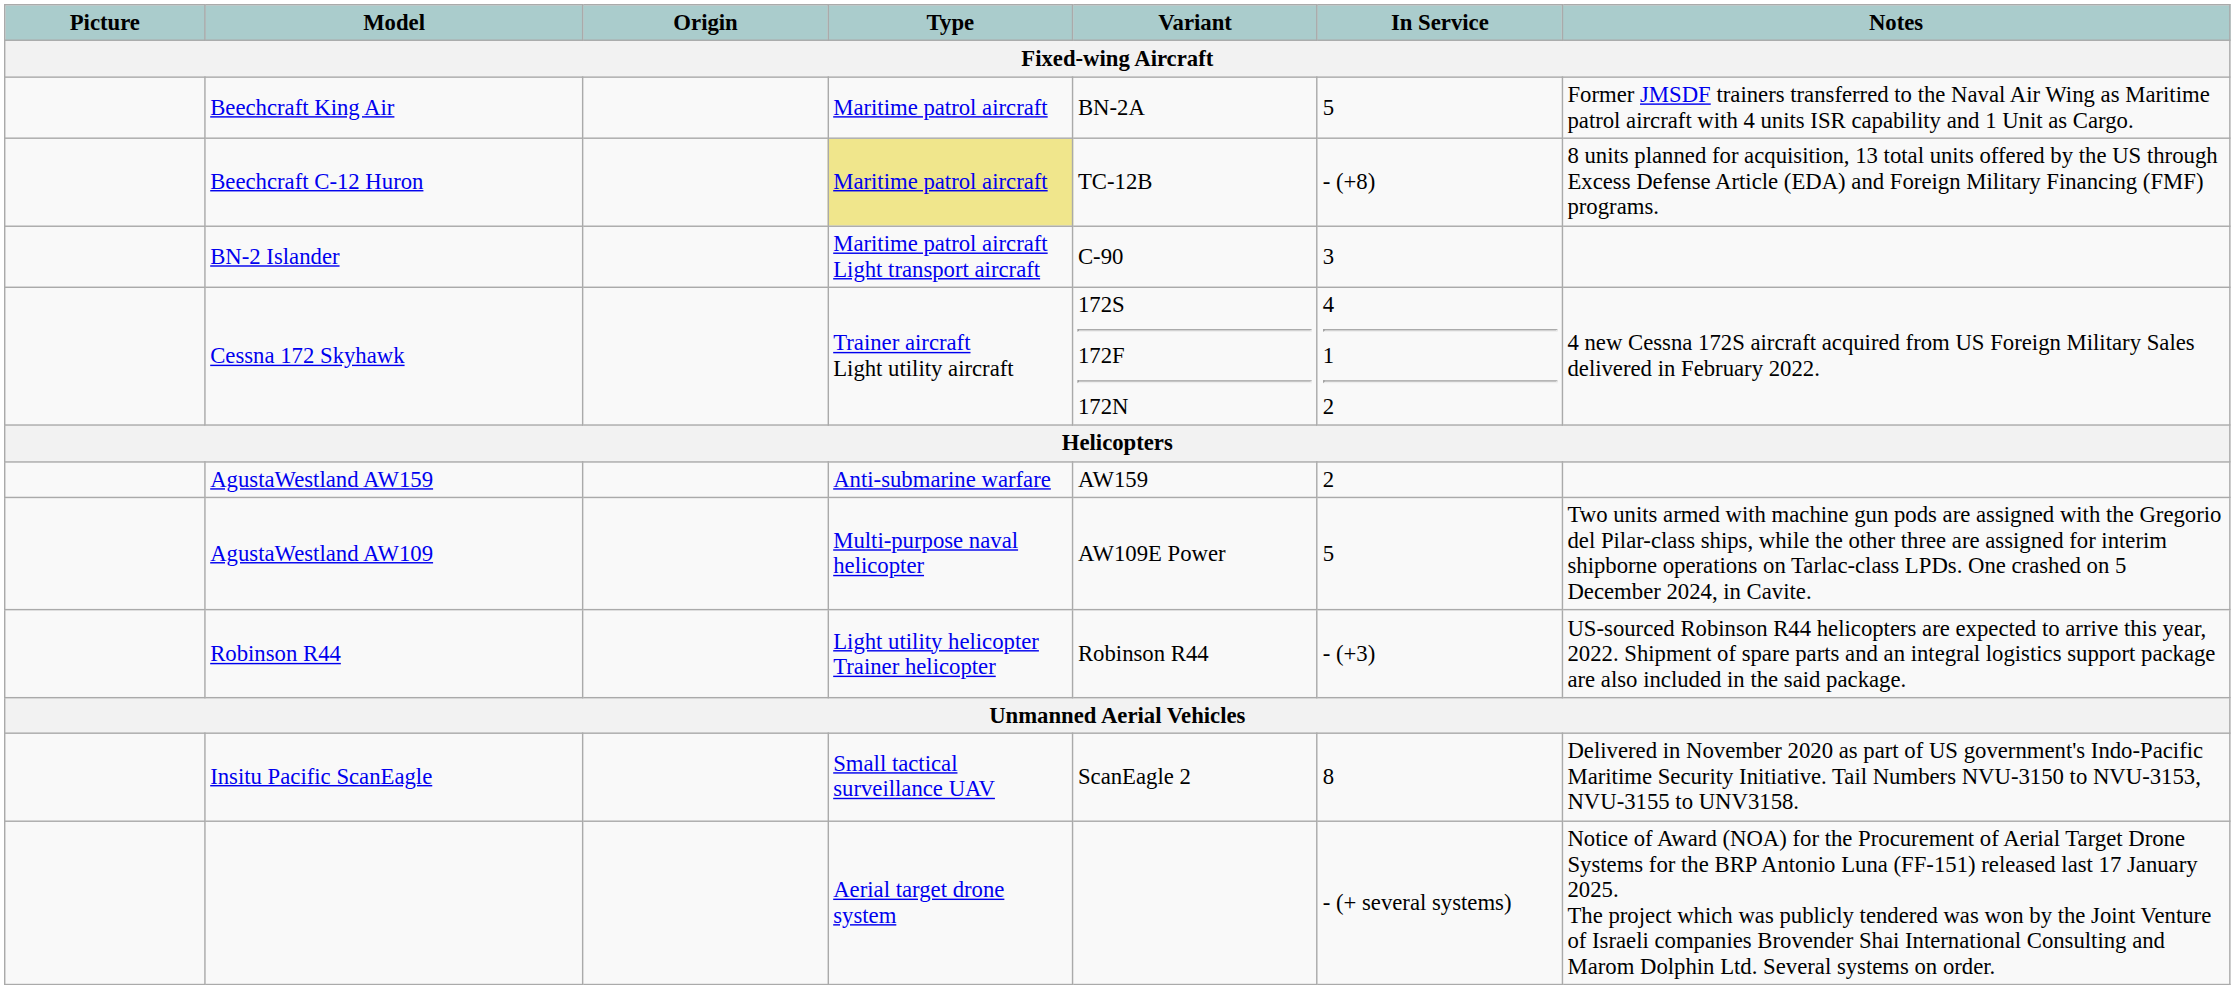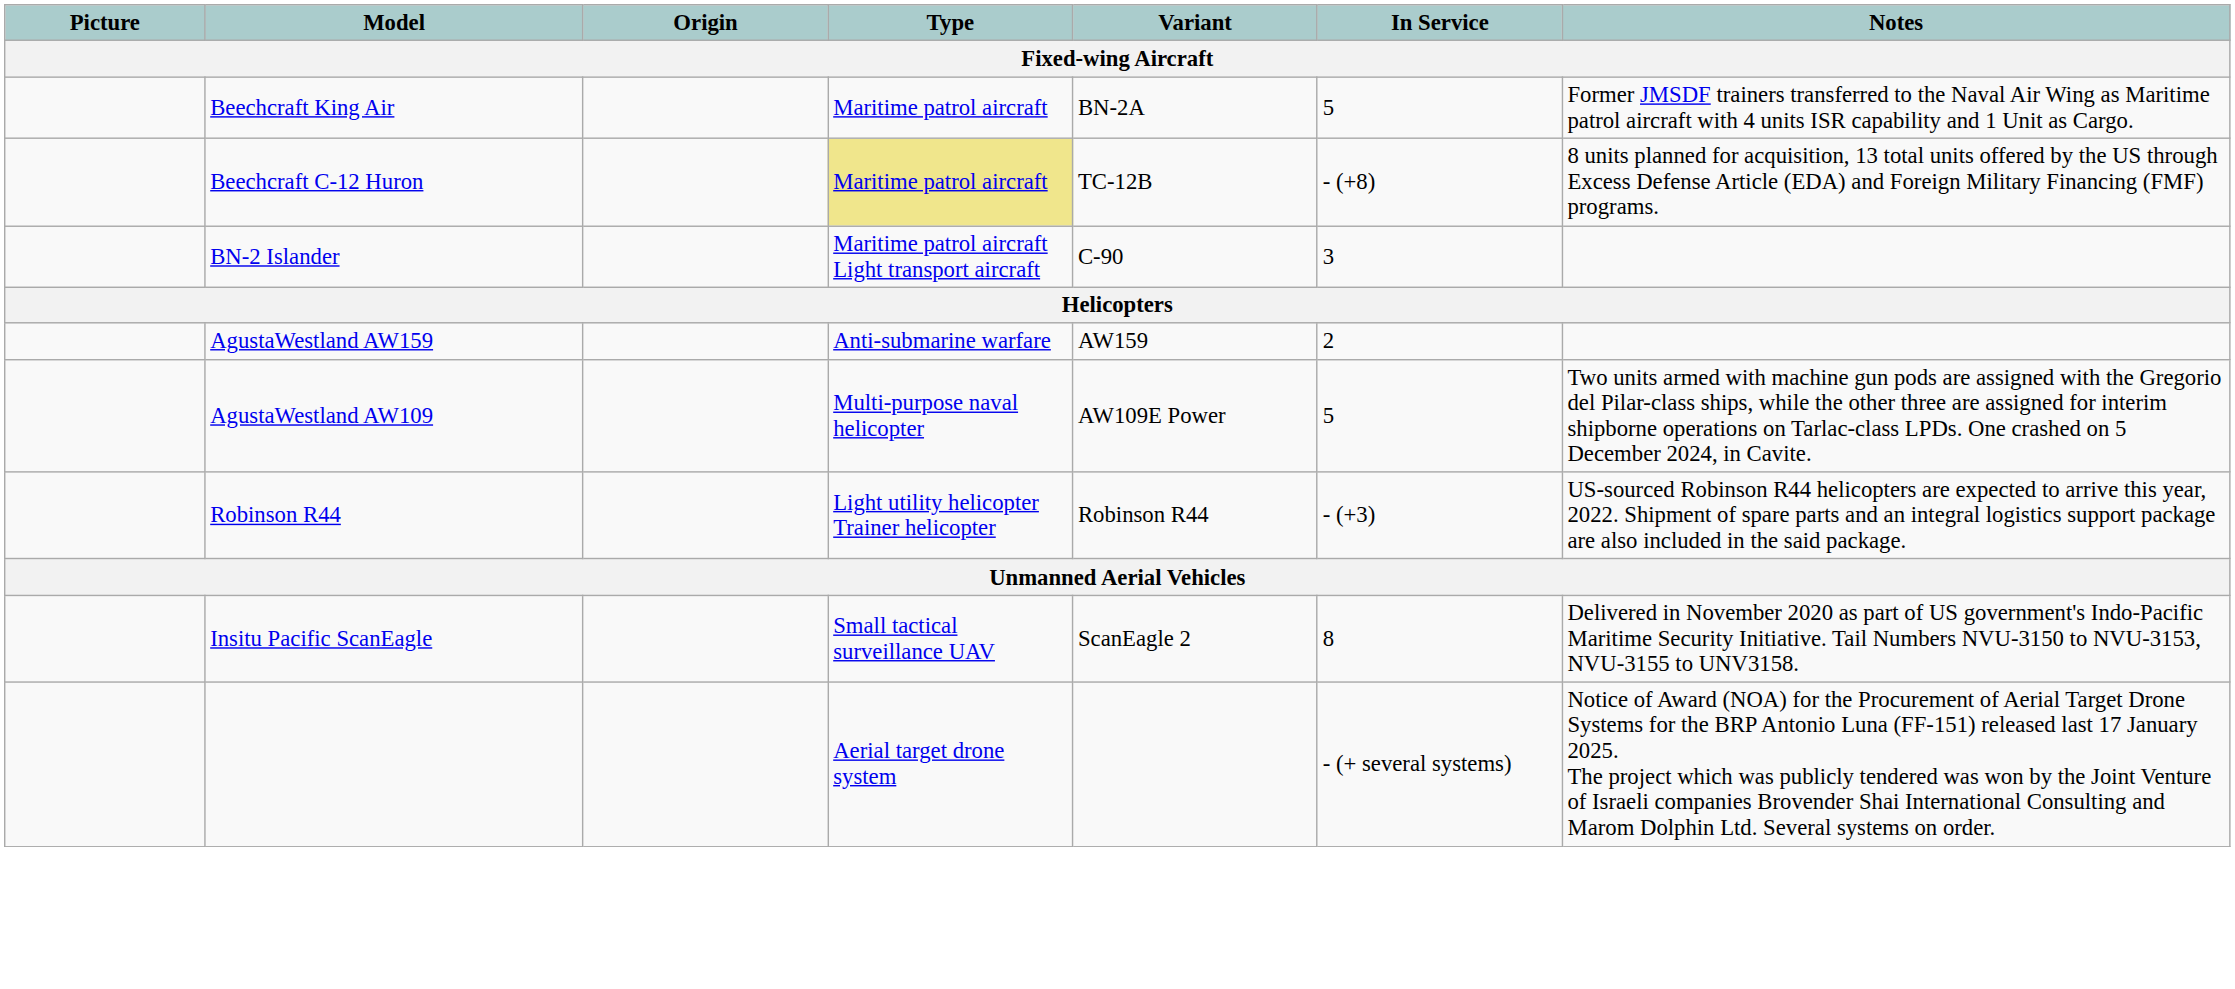- row: (307, 356)
